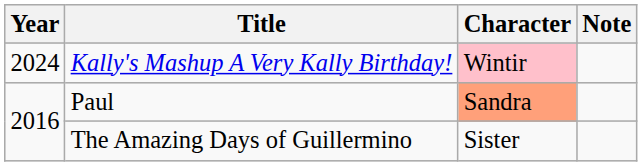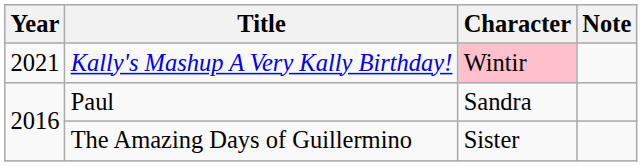(35, 62) 2024 -> (35, 62) 2021
(498, 101) lightsalmon background -> (498, 101) no background
